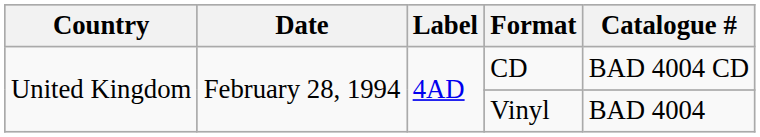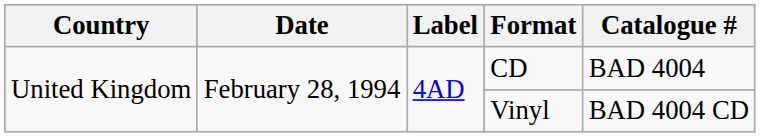(669, 68) BAD 4004 CD -> (647, 68) BAD 4004
(647, 110) BAD 4004 -> (669, 110) BAD 4004 CD
